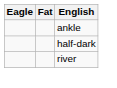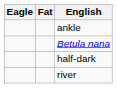+ row: (84, 43)
